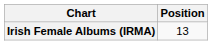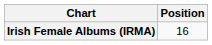(183, 31) 13 -> (183, 31) 16
